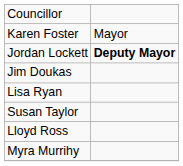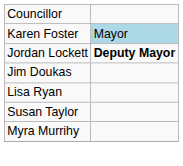(111, 33) no background -> (111, 33) lightblue background
- row: (38, 131)
